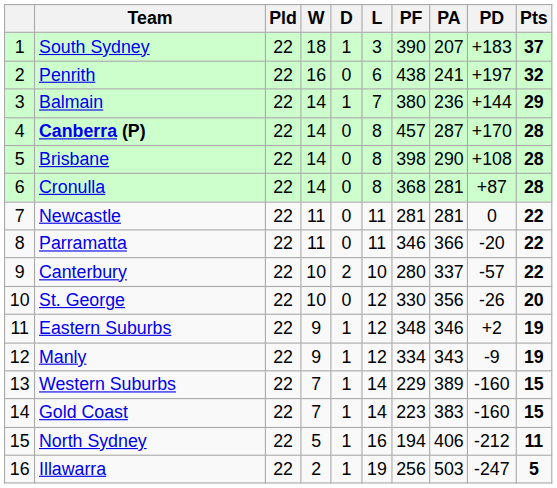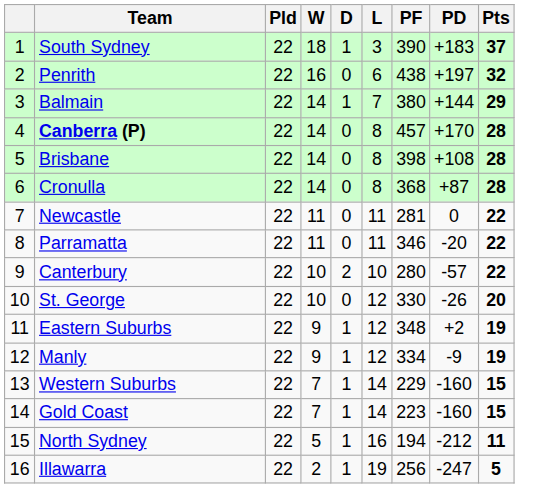- column: (449, 18)
